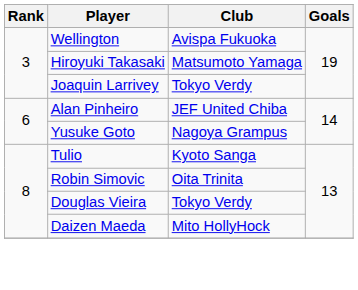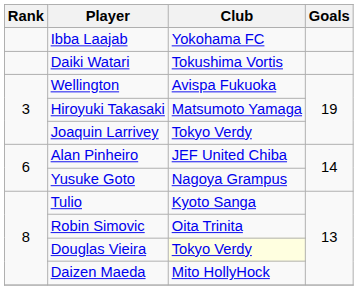+ row: (89, 39)
+ row: (90, 62)
(212, 202) no background -> (212, 249) lightyellow background
